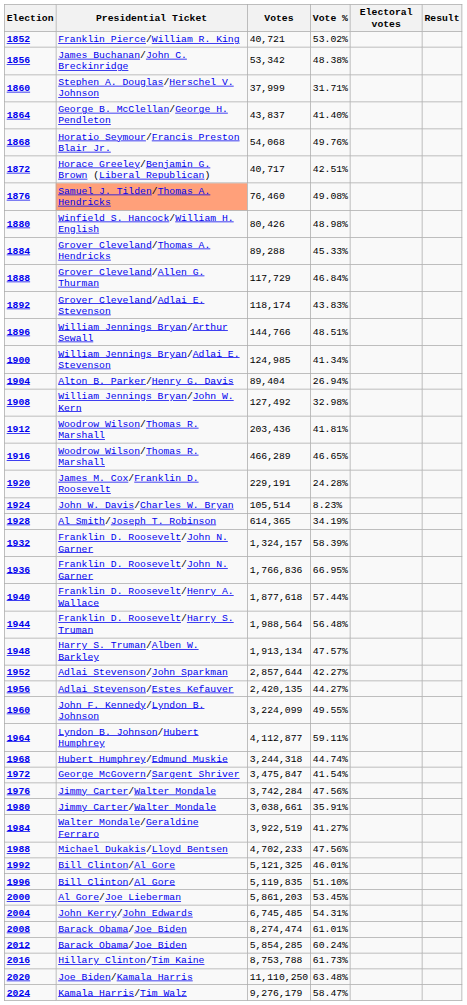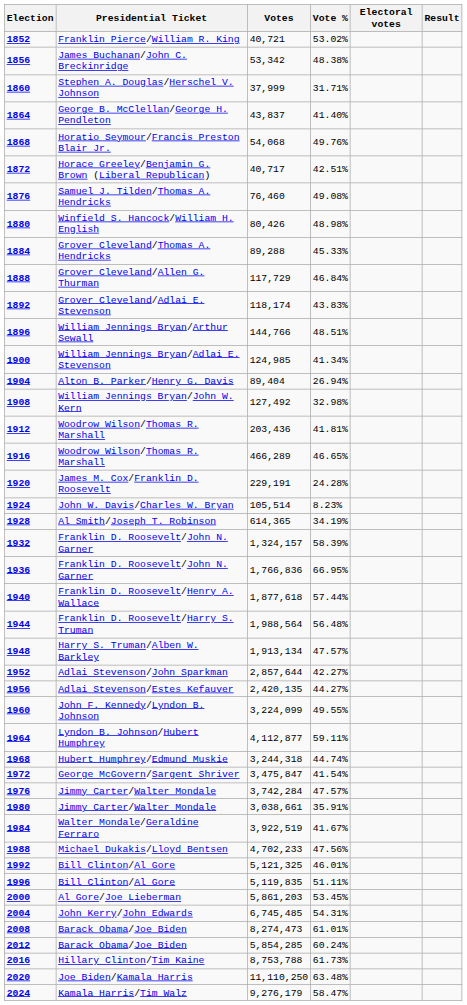(134, 197) lightsalmon background -> (134, 197) no background
(330, 791) 47.56% -> (330, 791) 47.57%
(330, 828) 41.27% -> (330, 828) 41.67%
(330, 882) 51.10% -> (330, 882) 51.11%
(276, 929) 8,274,474 -> (276, 929) 8,274,473
